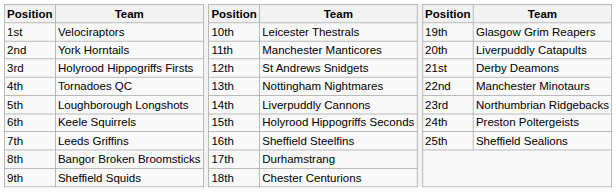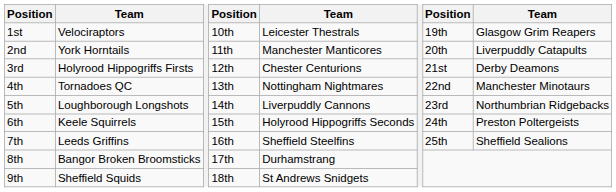(315, 68) St Andrews Snidgets -> (312, 68) Chester Centurions
(312, 178) Chester Centurions -> (315, 178) St Andrews Snidgets
